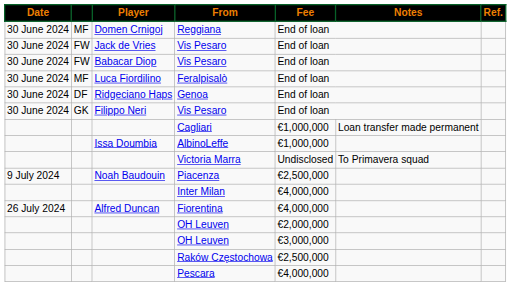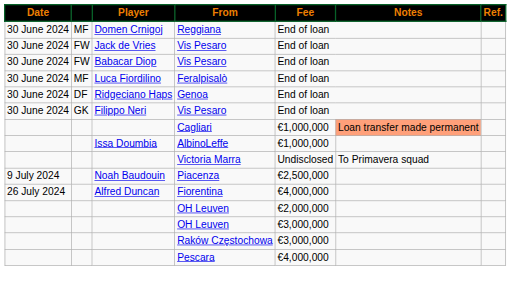(408, 127) no background -> (408, 127) lightsalmon background
- row: (133, 192)
(303, 257) €2,500,000 -> (303, 241) €3,000,000
